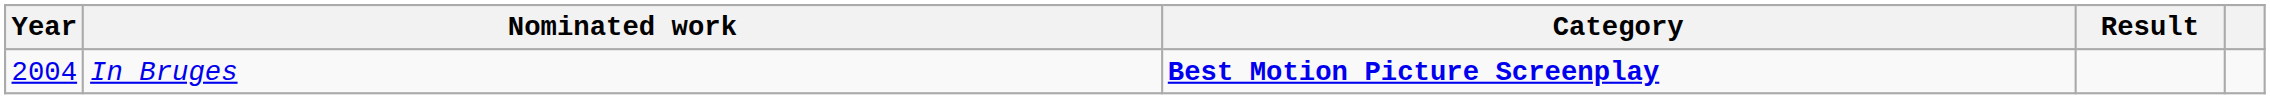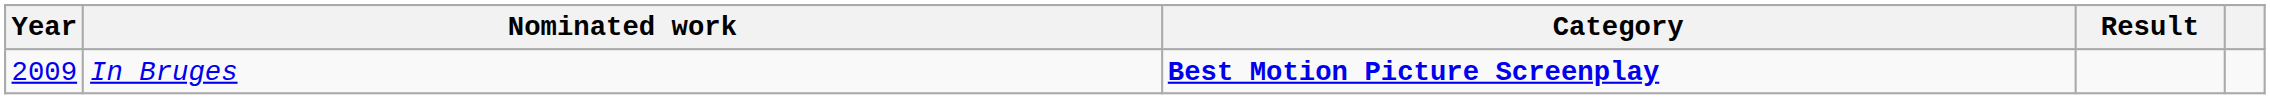(44, 72) 2004 -> (44, 72) 2009
